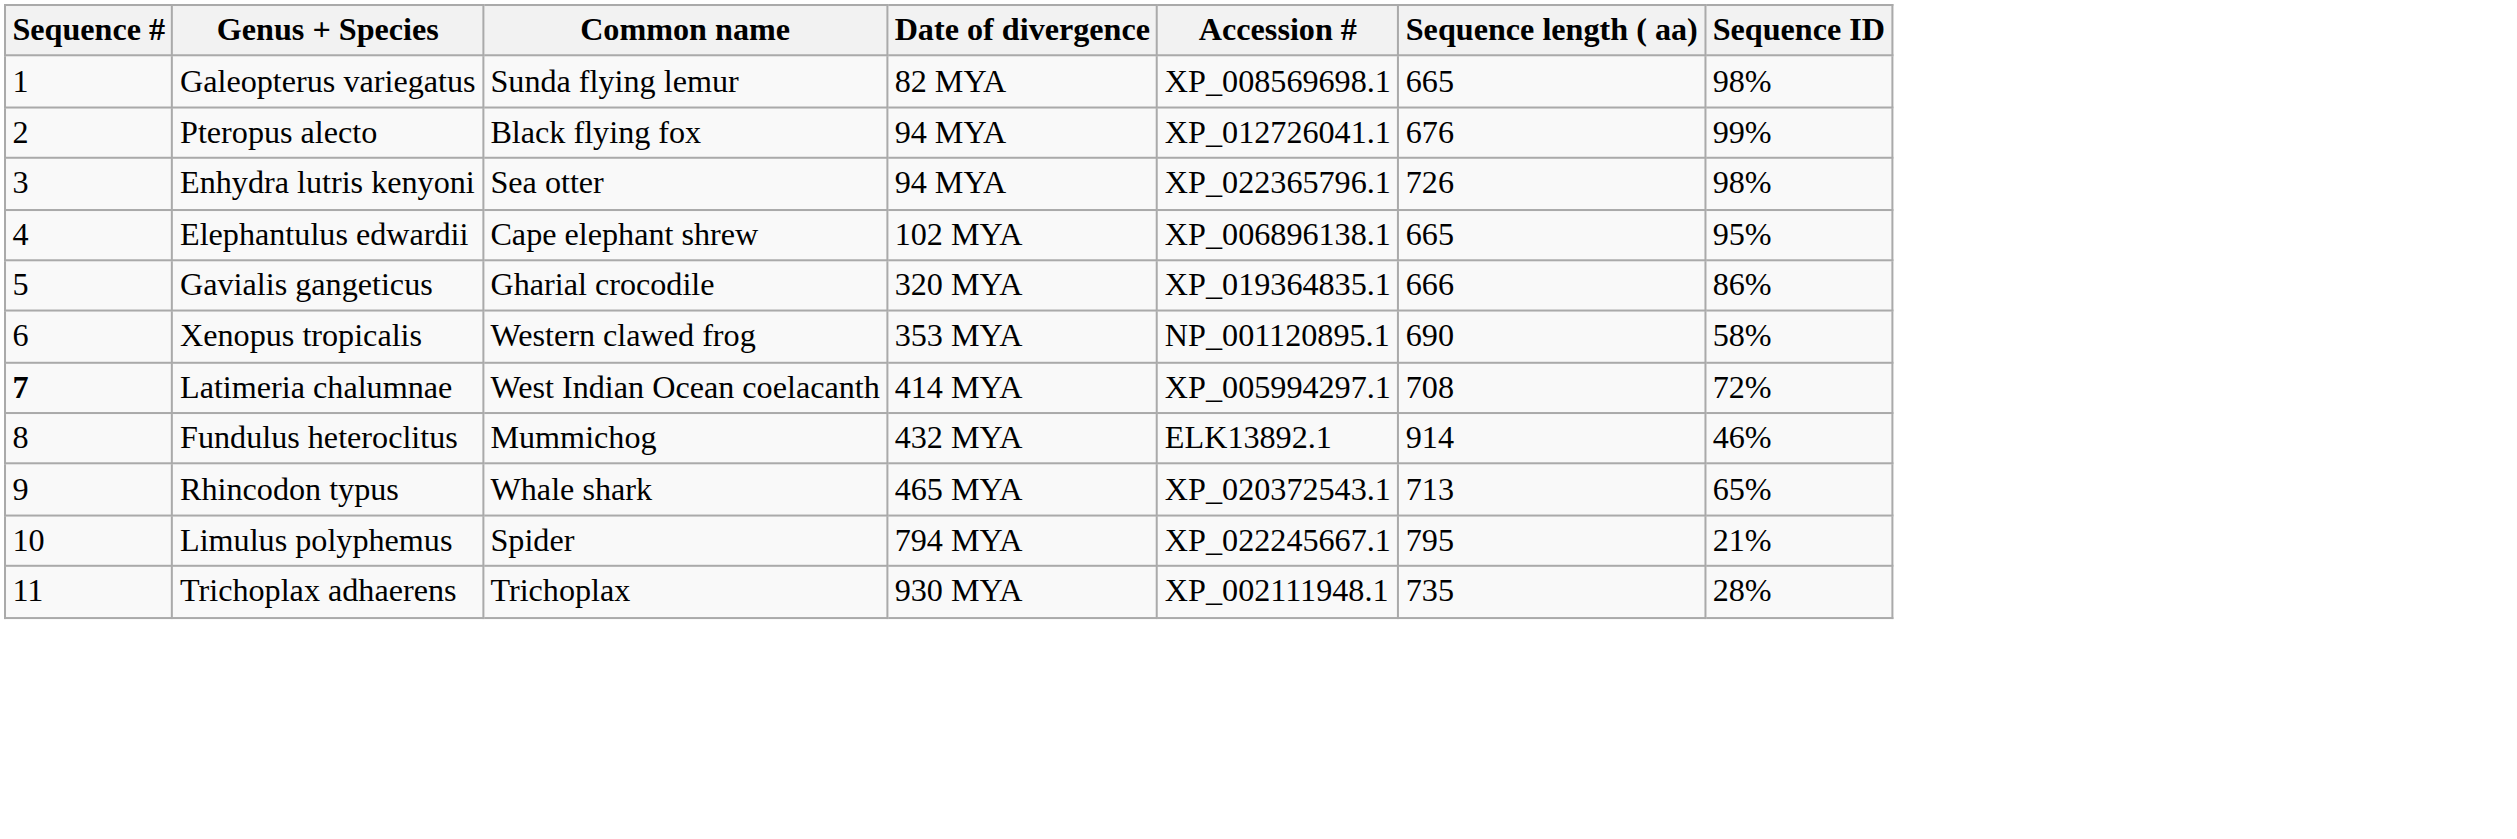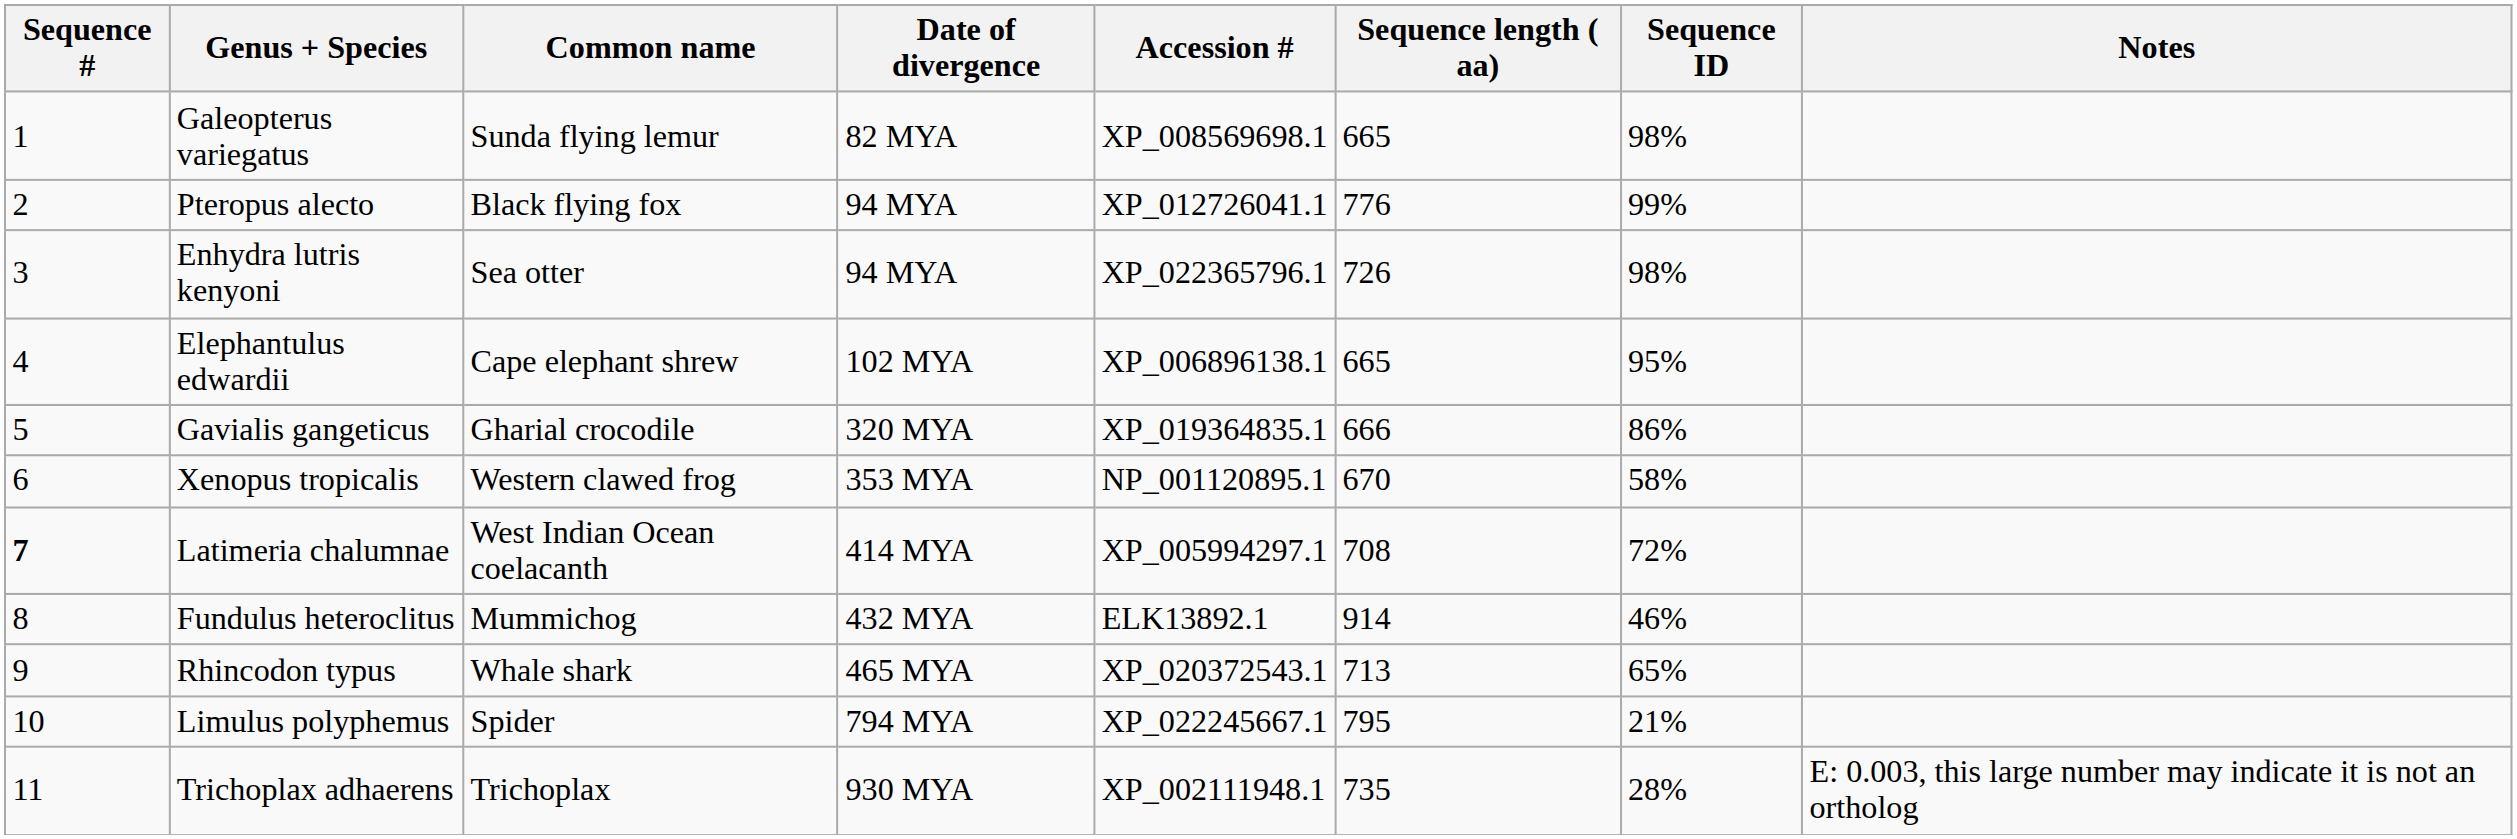+ column: (2157, 48)
(1430, 132) 676 -> (1367, 204) 776
(1430, 336) 690 -> (1367, 480) 670
